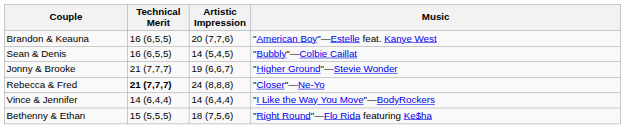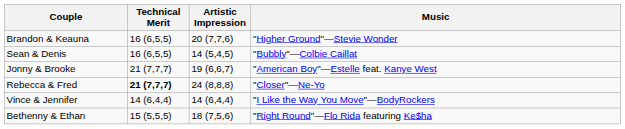(345, 38) "American Boy"—Estelle feat. Kanye West -> (325, 38) "Higher Ground"—Stevie Wonder
(325, 69) "Higher Ground"—Stevie Wonder -> (345, 69) "American Boy"—Estelle feat. Kanye West
